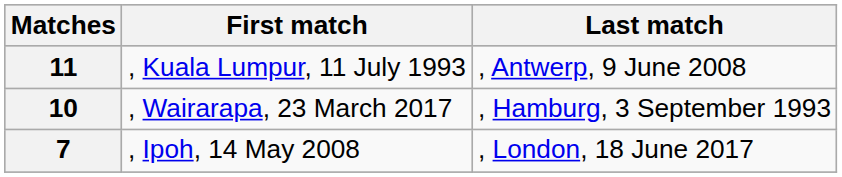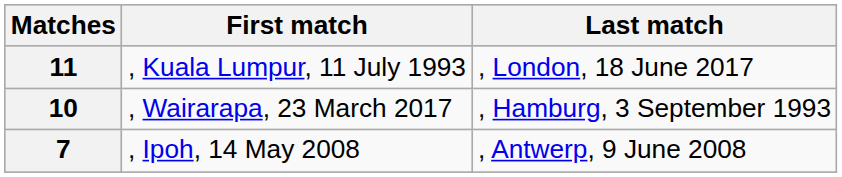(612, 66) , Antwerp, 9 June 2008 -> (616, 66) , London, 18 June 2017
(616, 150) , London, 18 June 2017 -> (612, 150) , Antwerp, 9 June 2008
